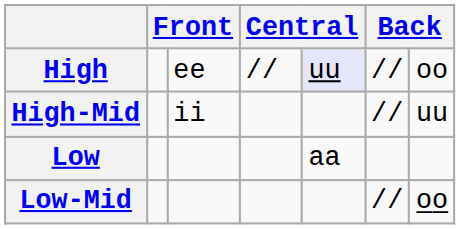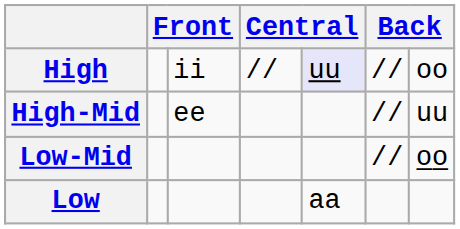(189, 70) ee -> (189, 70) ii
(189, 114) ii -> (189, 114) ee
rows swapped: (76, 201) <-> (76, 158)
